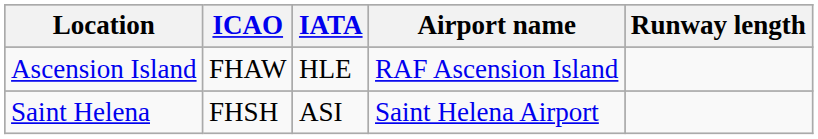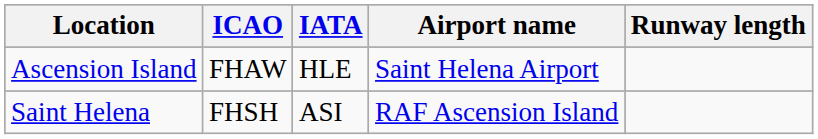(497, 68) RAF Ascension Island -> (487, 68) Saint Helena Airport
(487, 111) Saint Helena Airport -> (497, 111) RAF Ascension Island
